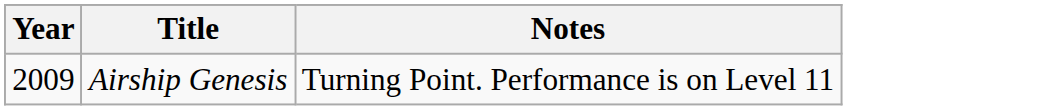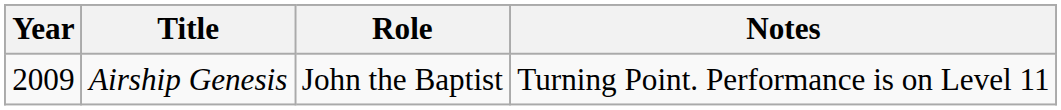+ column: (402, 29)
